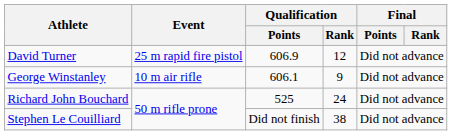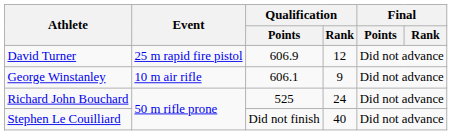(340, 120) 38 -> (340, 120) 40
